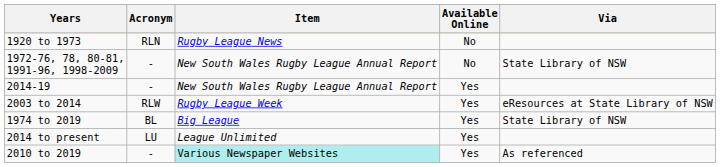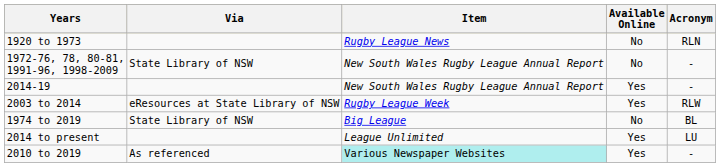columns swapped: (151, 19) <-> (608, 19)
(470, 120) Yes -> (637, 120) No
